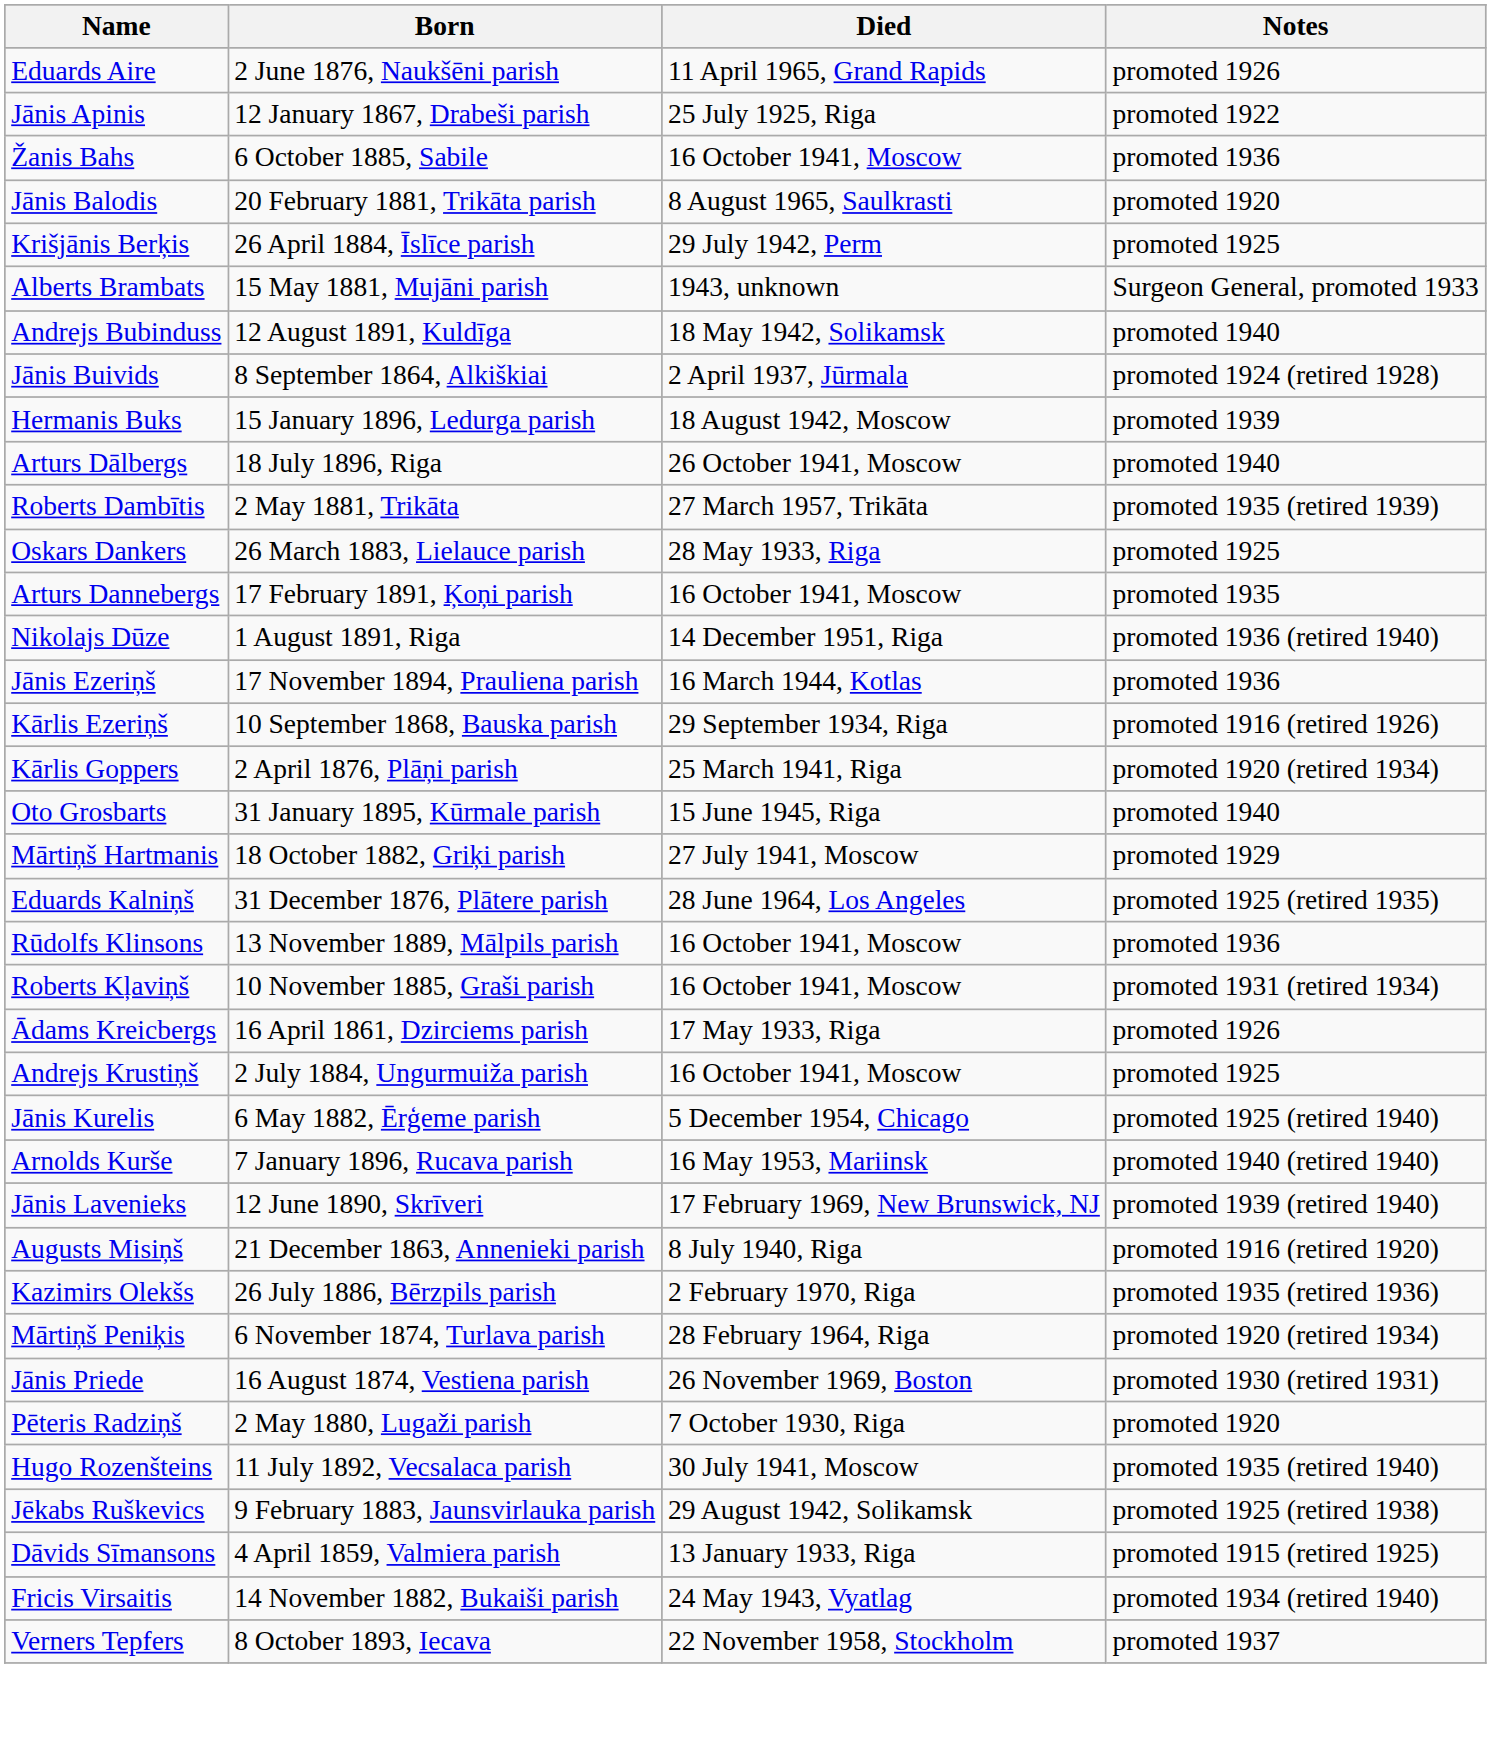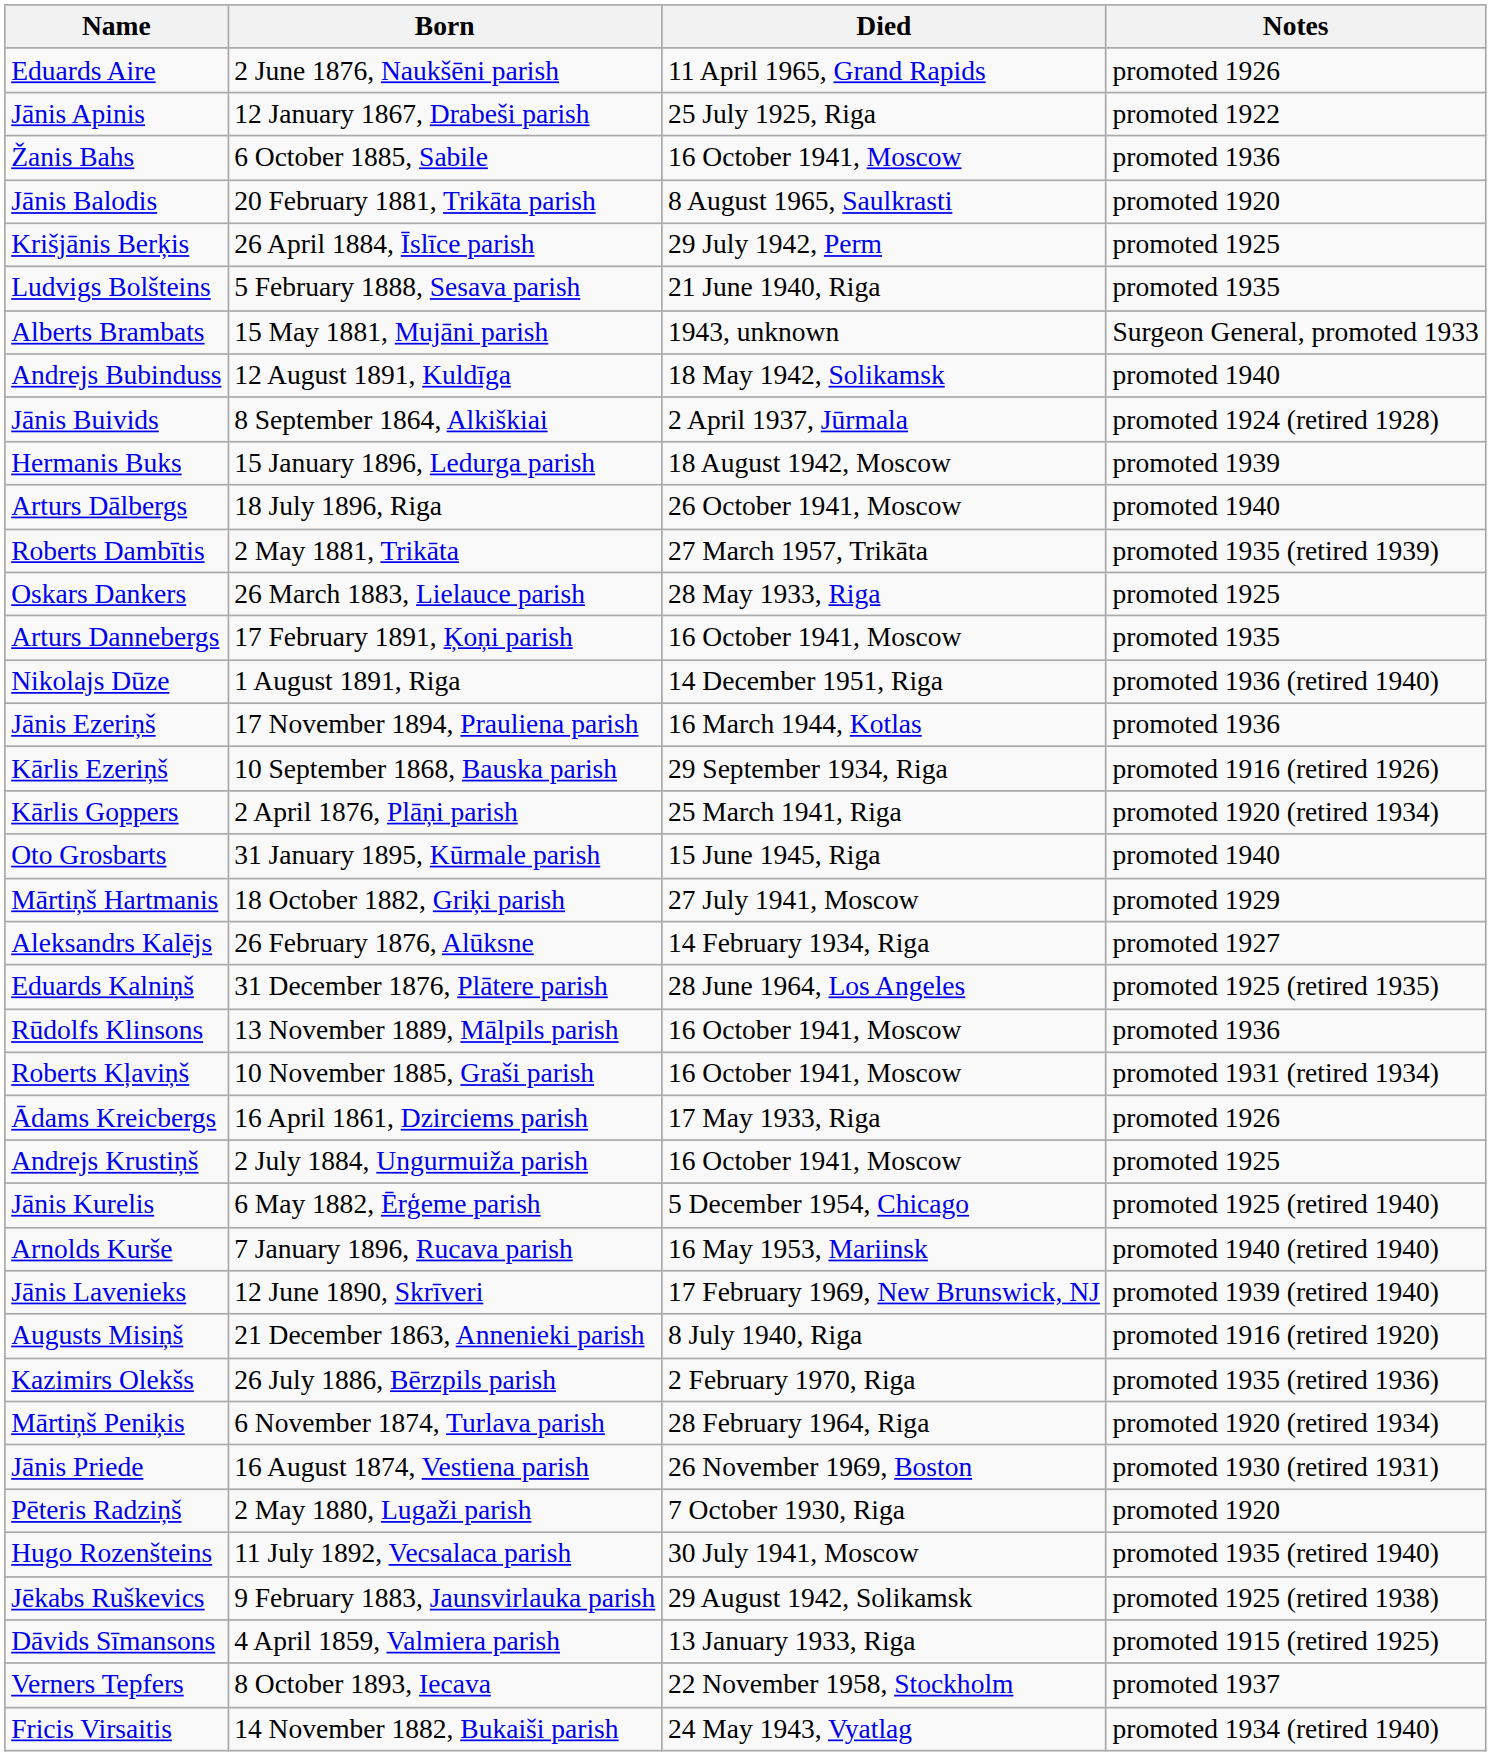+ row: (111, 288)
+ row: (112, 942)
rows swapped: (97, 1641) <-> (92, 1597)
